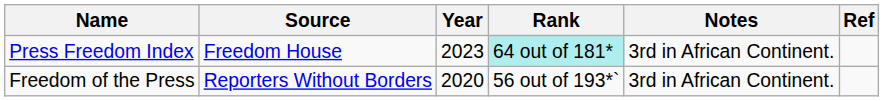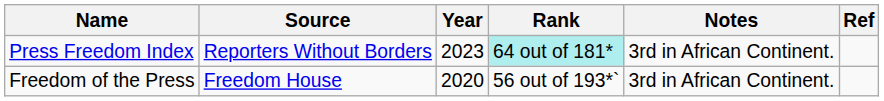(273, 51) Freedom House -> (318, 51) Reporters Without Borders
(318, 81) Reporters Without Borders -> (273, 81) Freedom House
